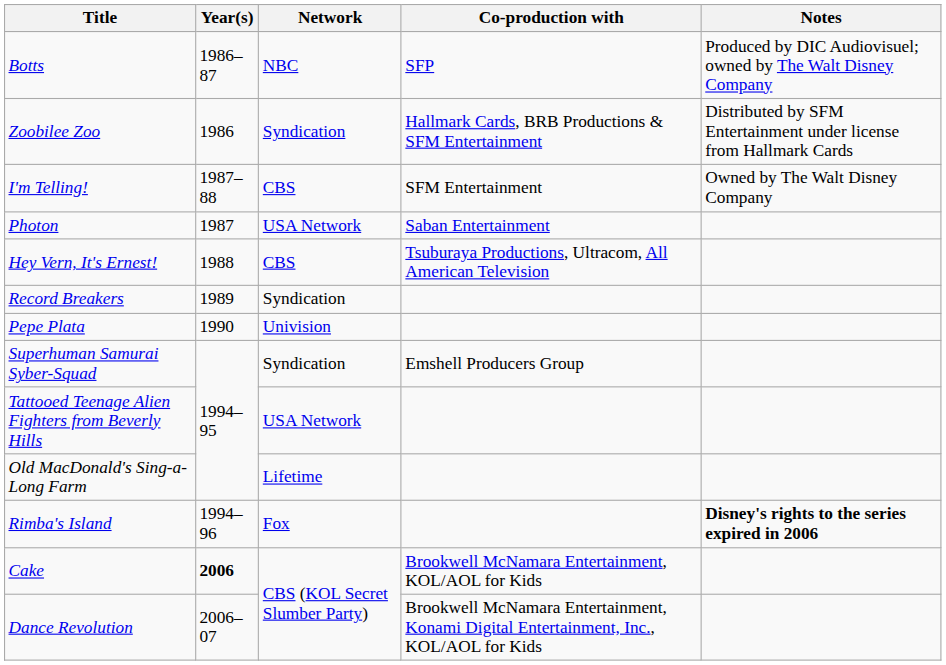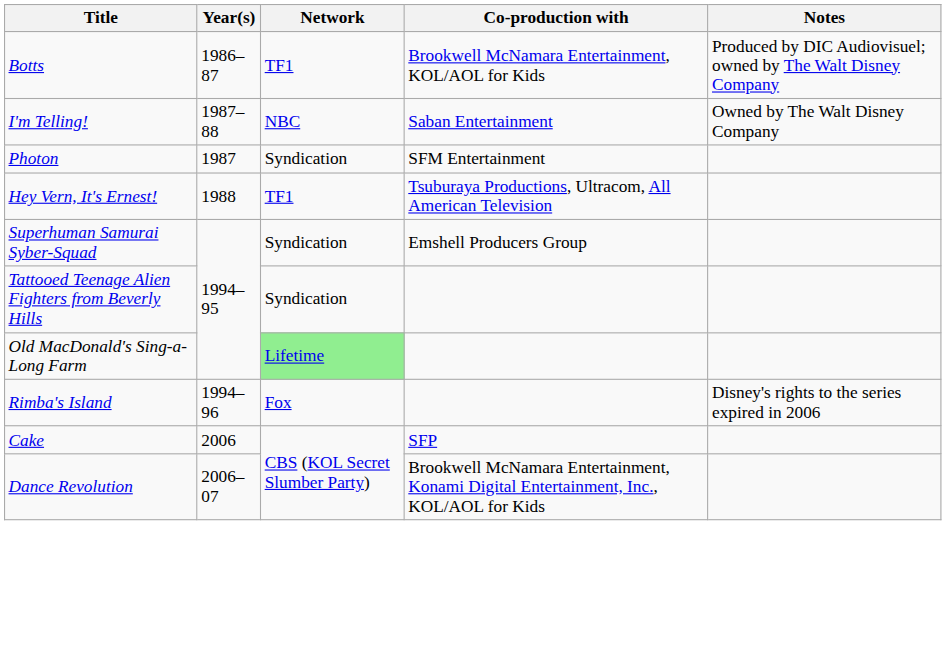(281, 65) NBC -> (279, 65) TF1
(420, 65) SFP -> (539, 65) Brookwell McNamara Entertainment, KOL/AOL for Kids
- row: (54, 131)
(279, 187) CBS -> (282, 121) NBC
(474, 187) SFM Entertainment -> (481, 121) Saban Entertainment
(312, 225) USA Network -> (306, 158) Syndication
(478, 225) Saban Entertainment -> (477, 158) SFM Entertainment
(279, 262) CBS -> (279, 195) TF1
- row: (66, 299)
- row: (47, 326)
(312, 420) USA Network -> (306, 299) Syndication
(293, 476) no background -> (294, 355) lightgreen background
(806, 523) bold -> (807, 402) normal
(217, 570) bold -> (219, 439) normal
(536, 570) Brookwell McNamara Entertainment, KOL/AOL for Kids -> (423, 439) SFP
